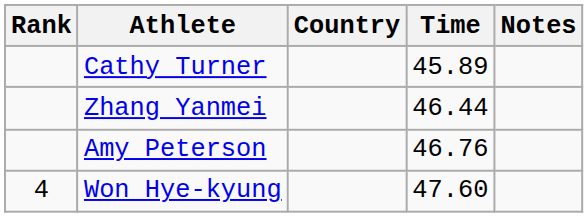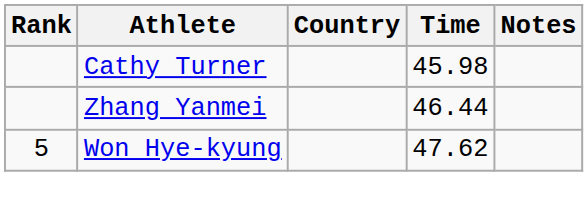(450, 67) 45.89 -> (450, 67) 45.98
- row: (175, 150)
(41, 191) 4 -> (41, 150) 5
(450, 191) 47.60 -> (450, 150) 47.62
